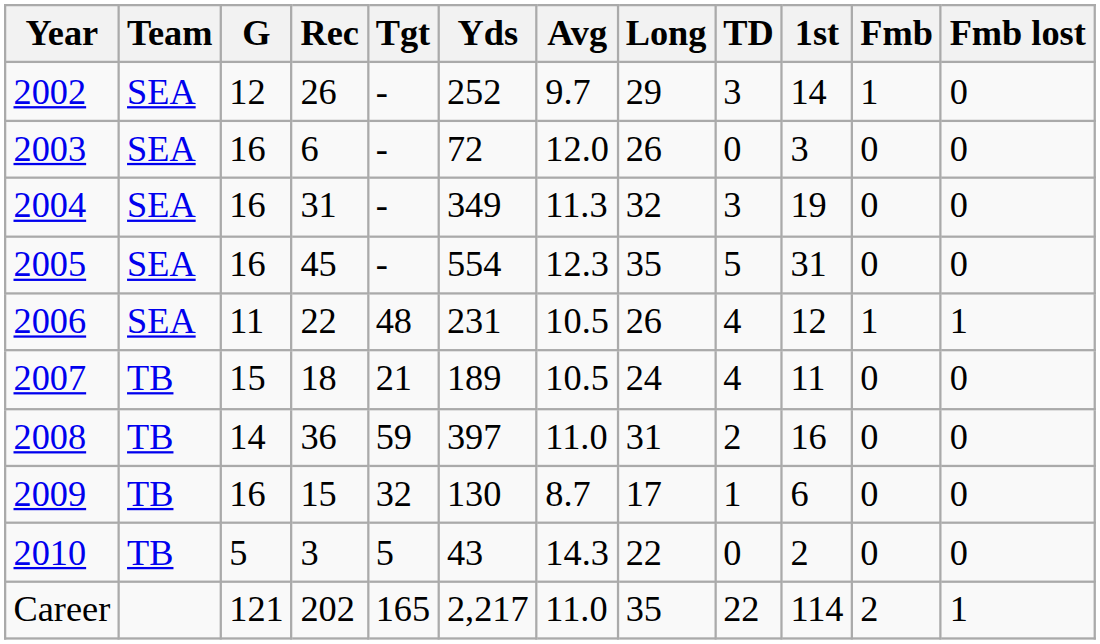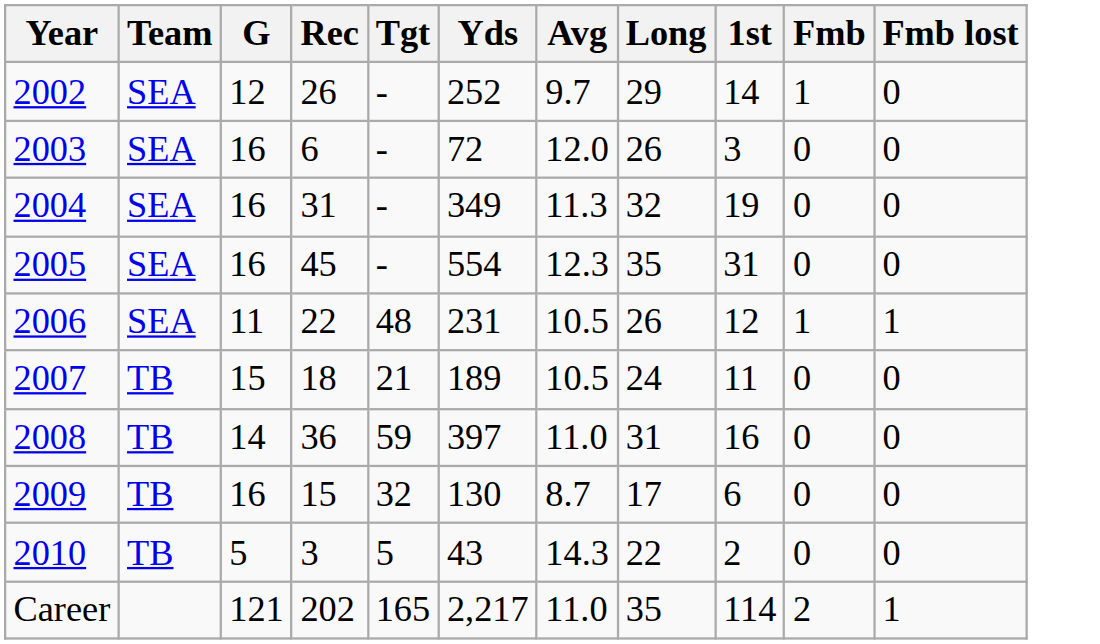- column: (748, 33)
